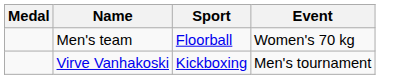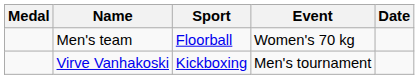+ column: (394, 16)
